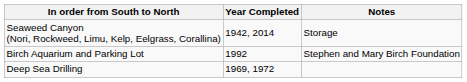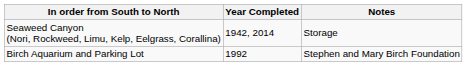- row: (45, 69)
